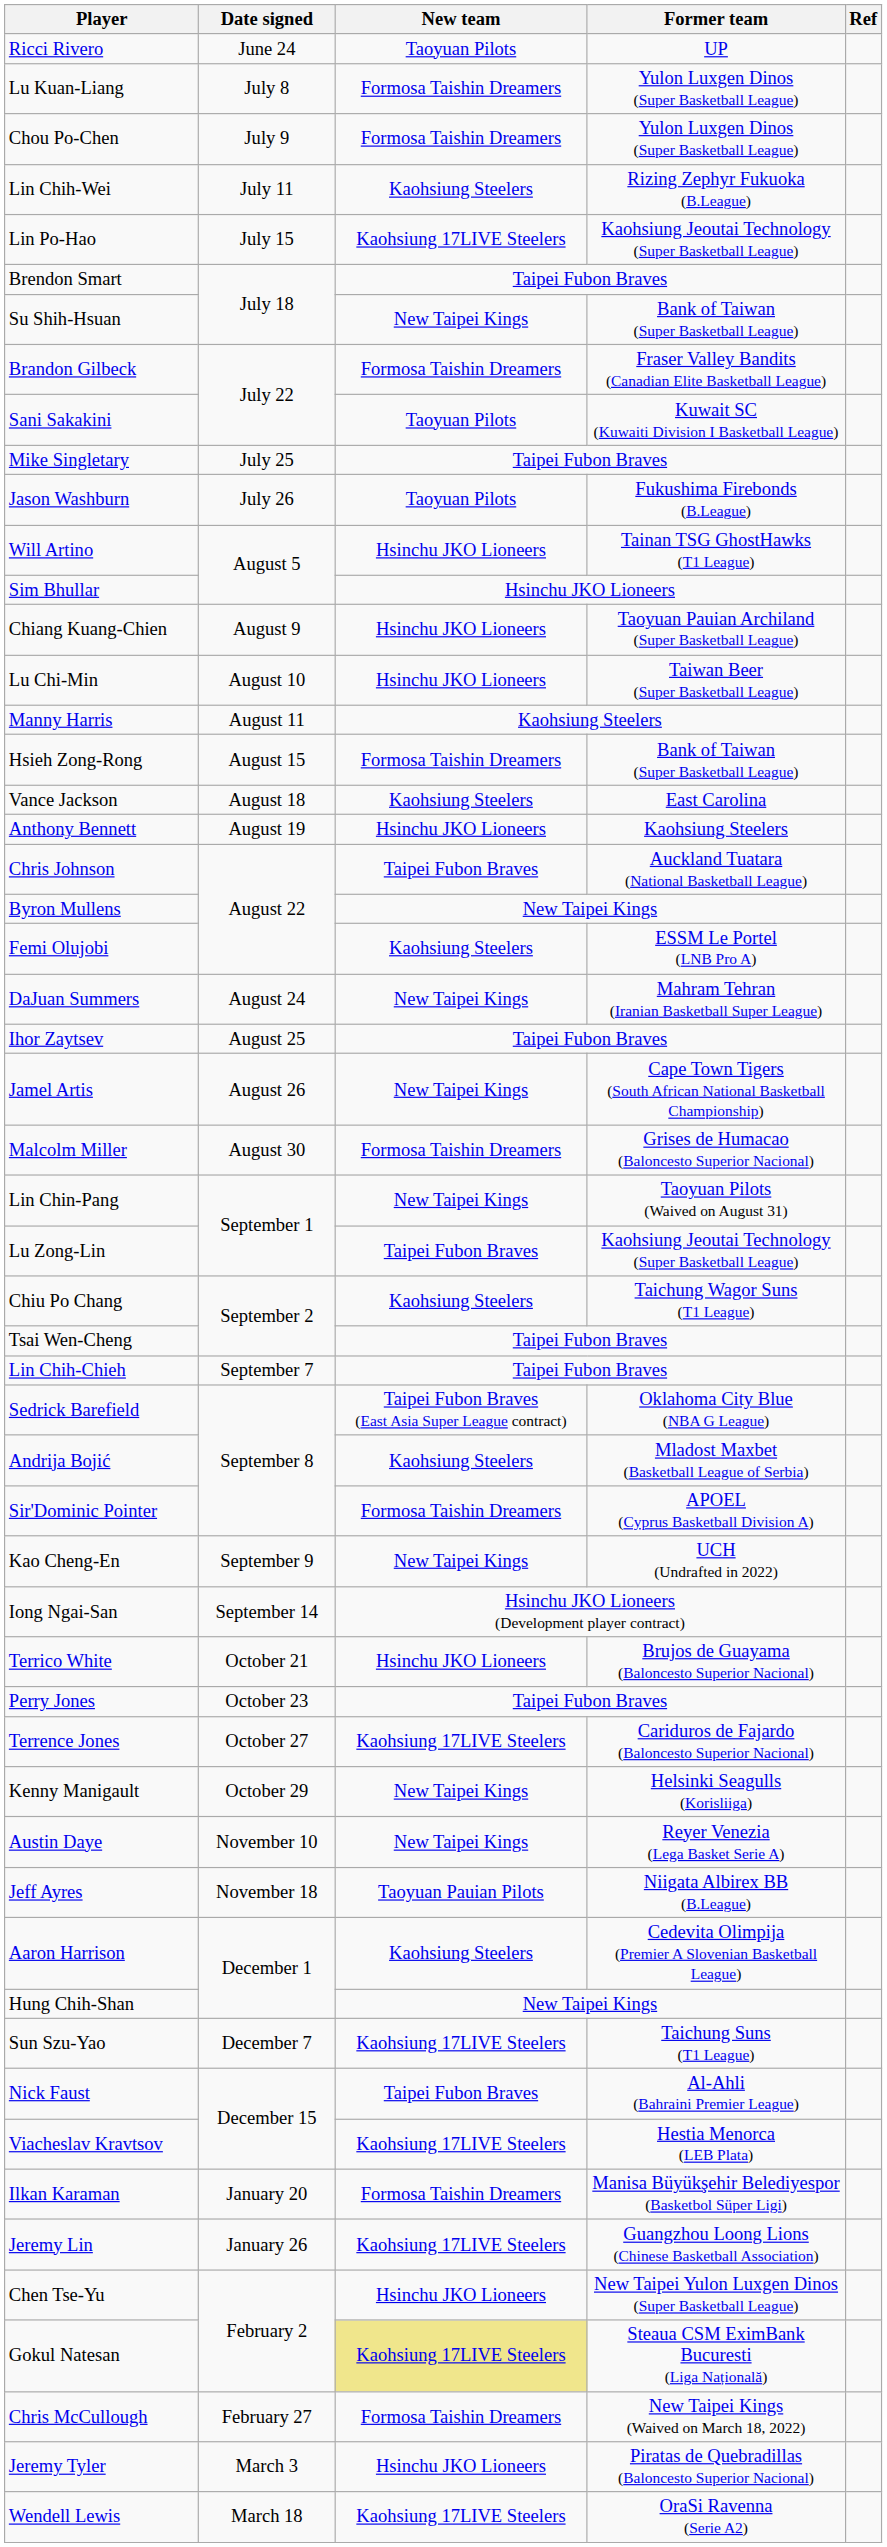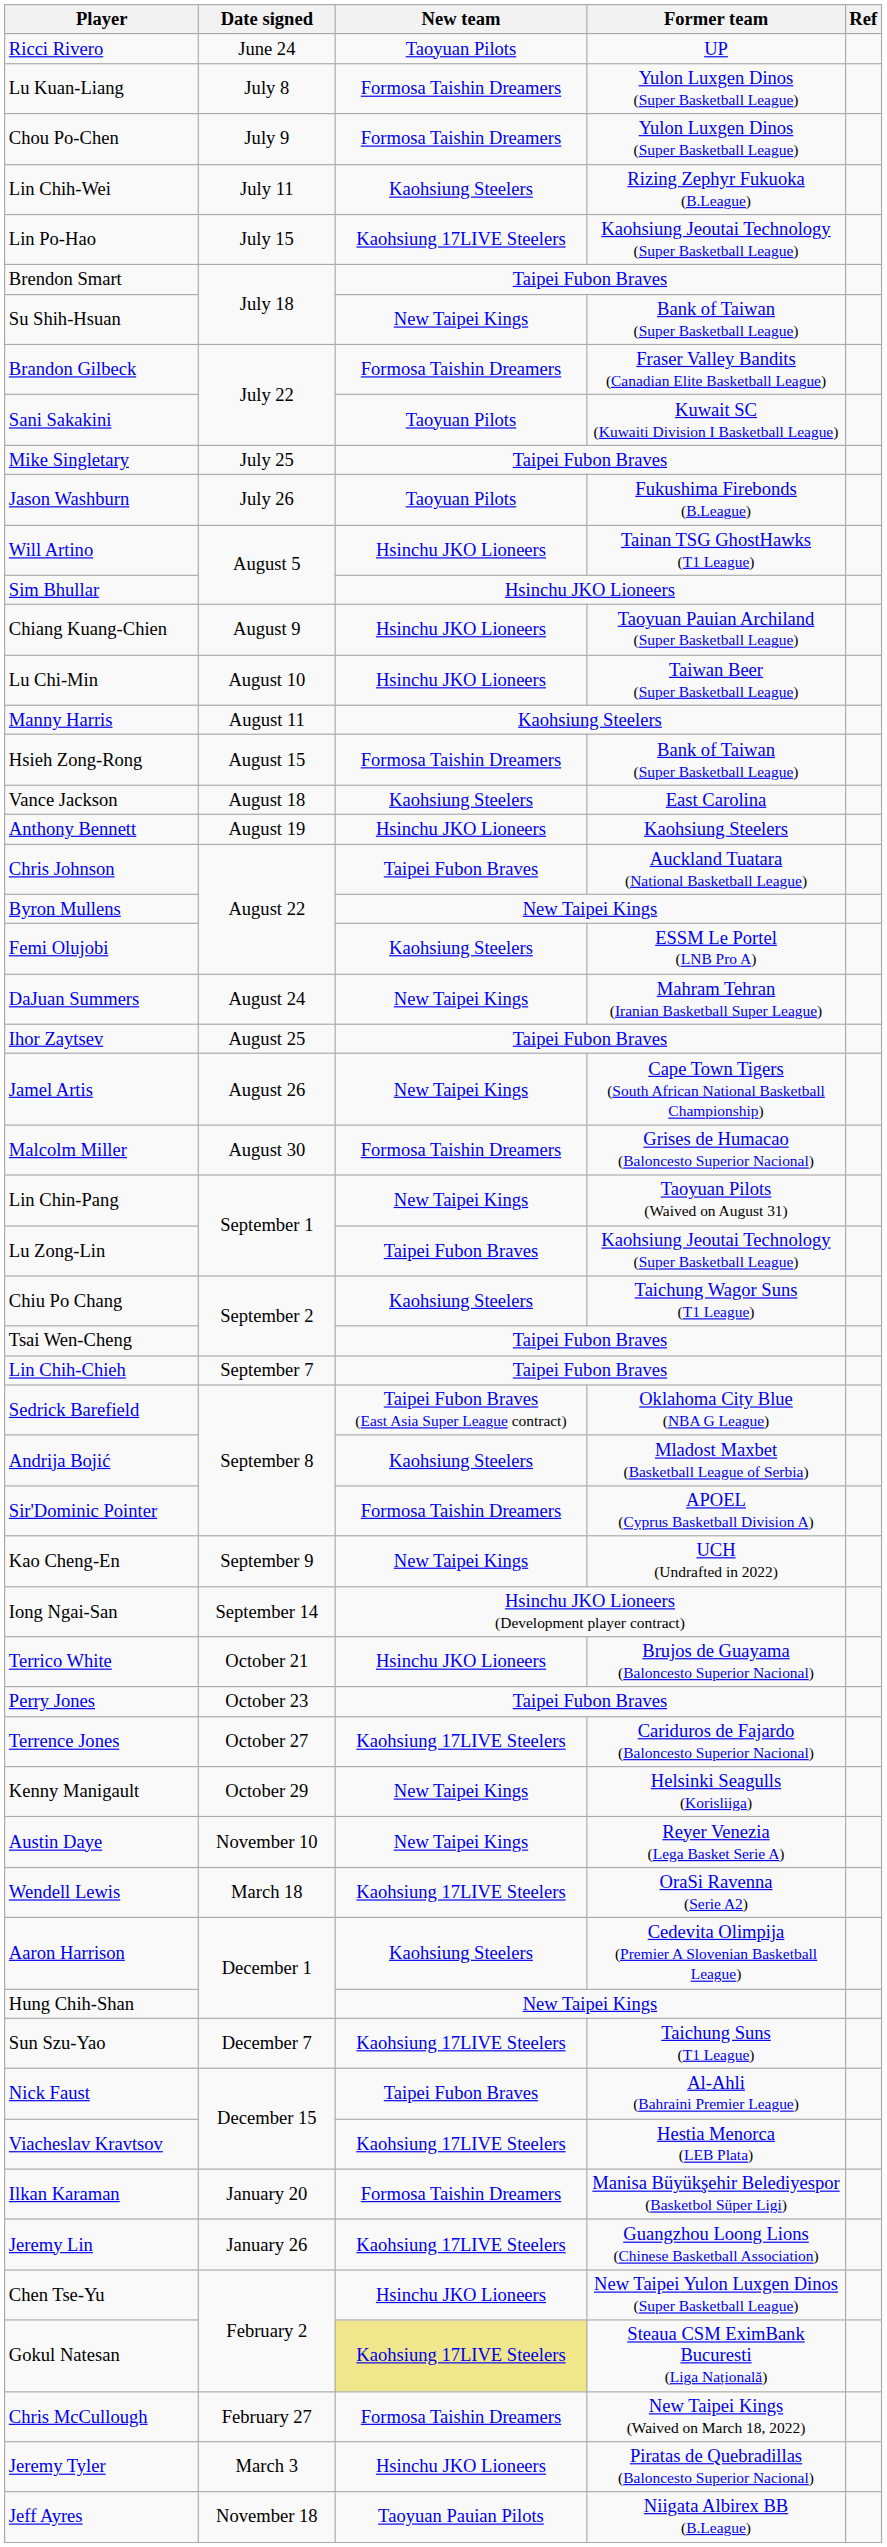rows swapped: (46, 1892) <-> (65, 2516)
